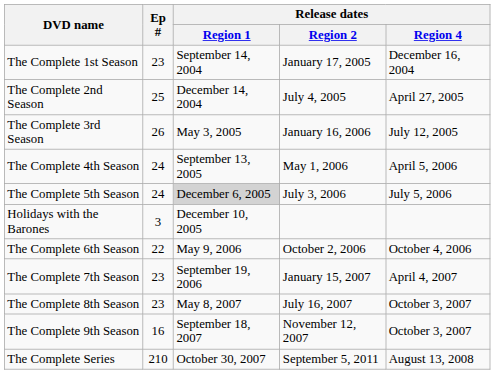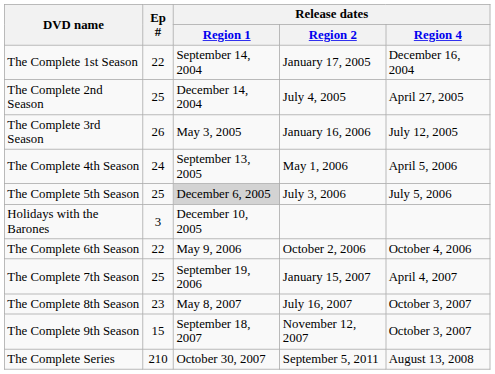(158, 62) 23 -> (158, 62) 22
(158, 194) 24 -> (158, 194) 25
(158, 276) 23 -> (158, 276) 25
(158, 331) 16 -> (158, 331) 15
